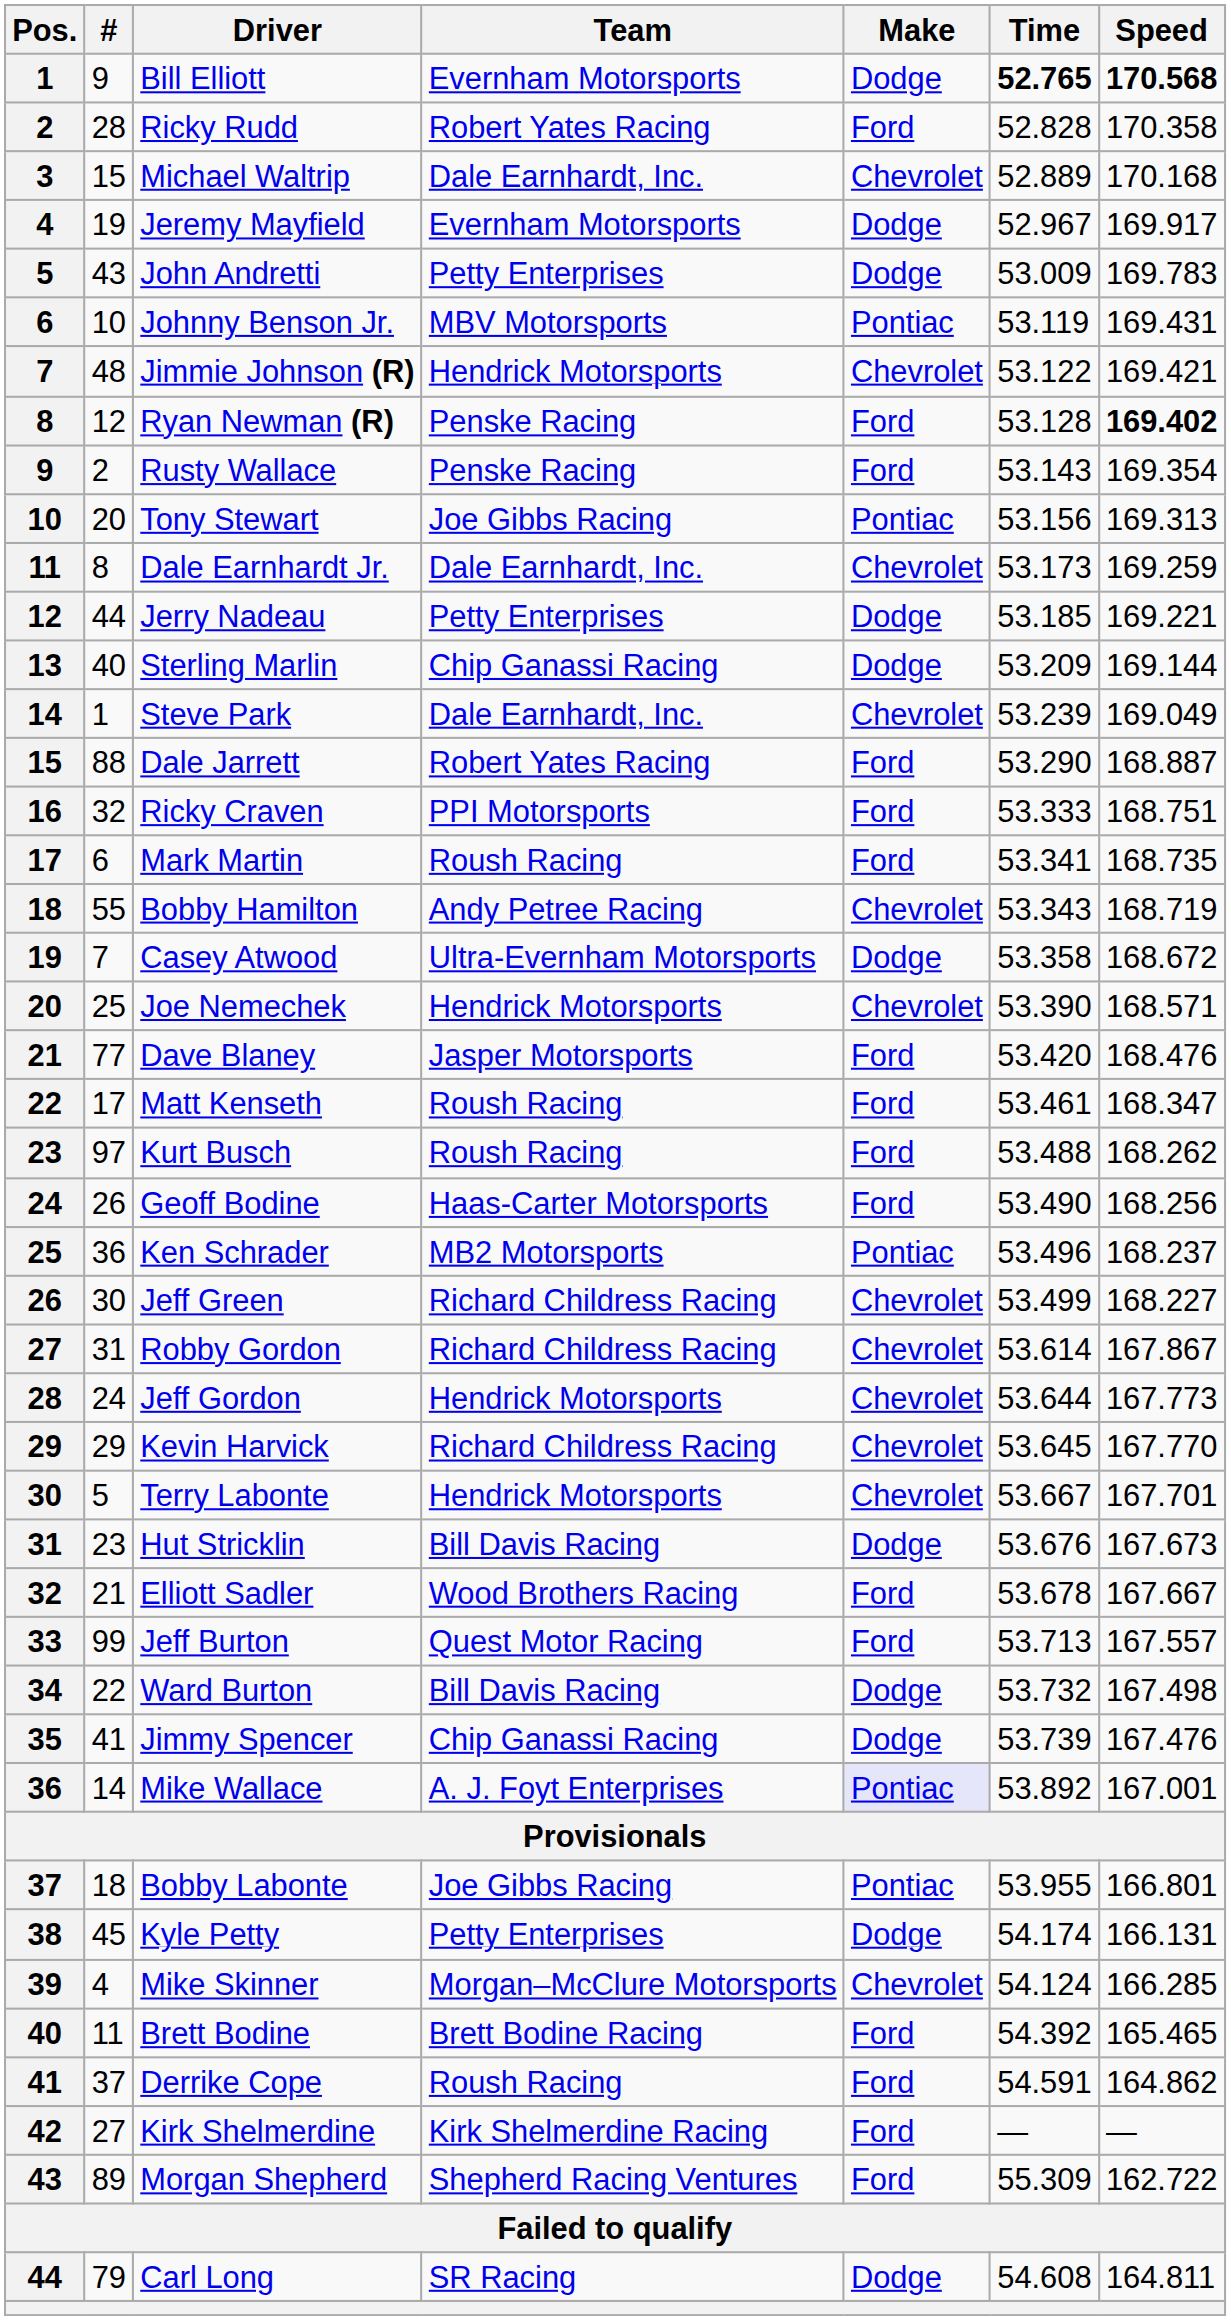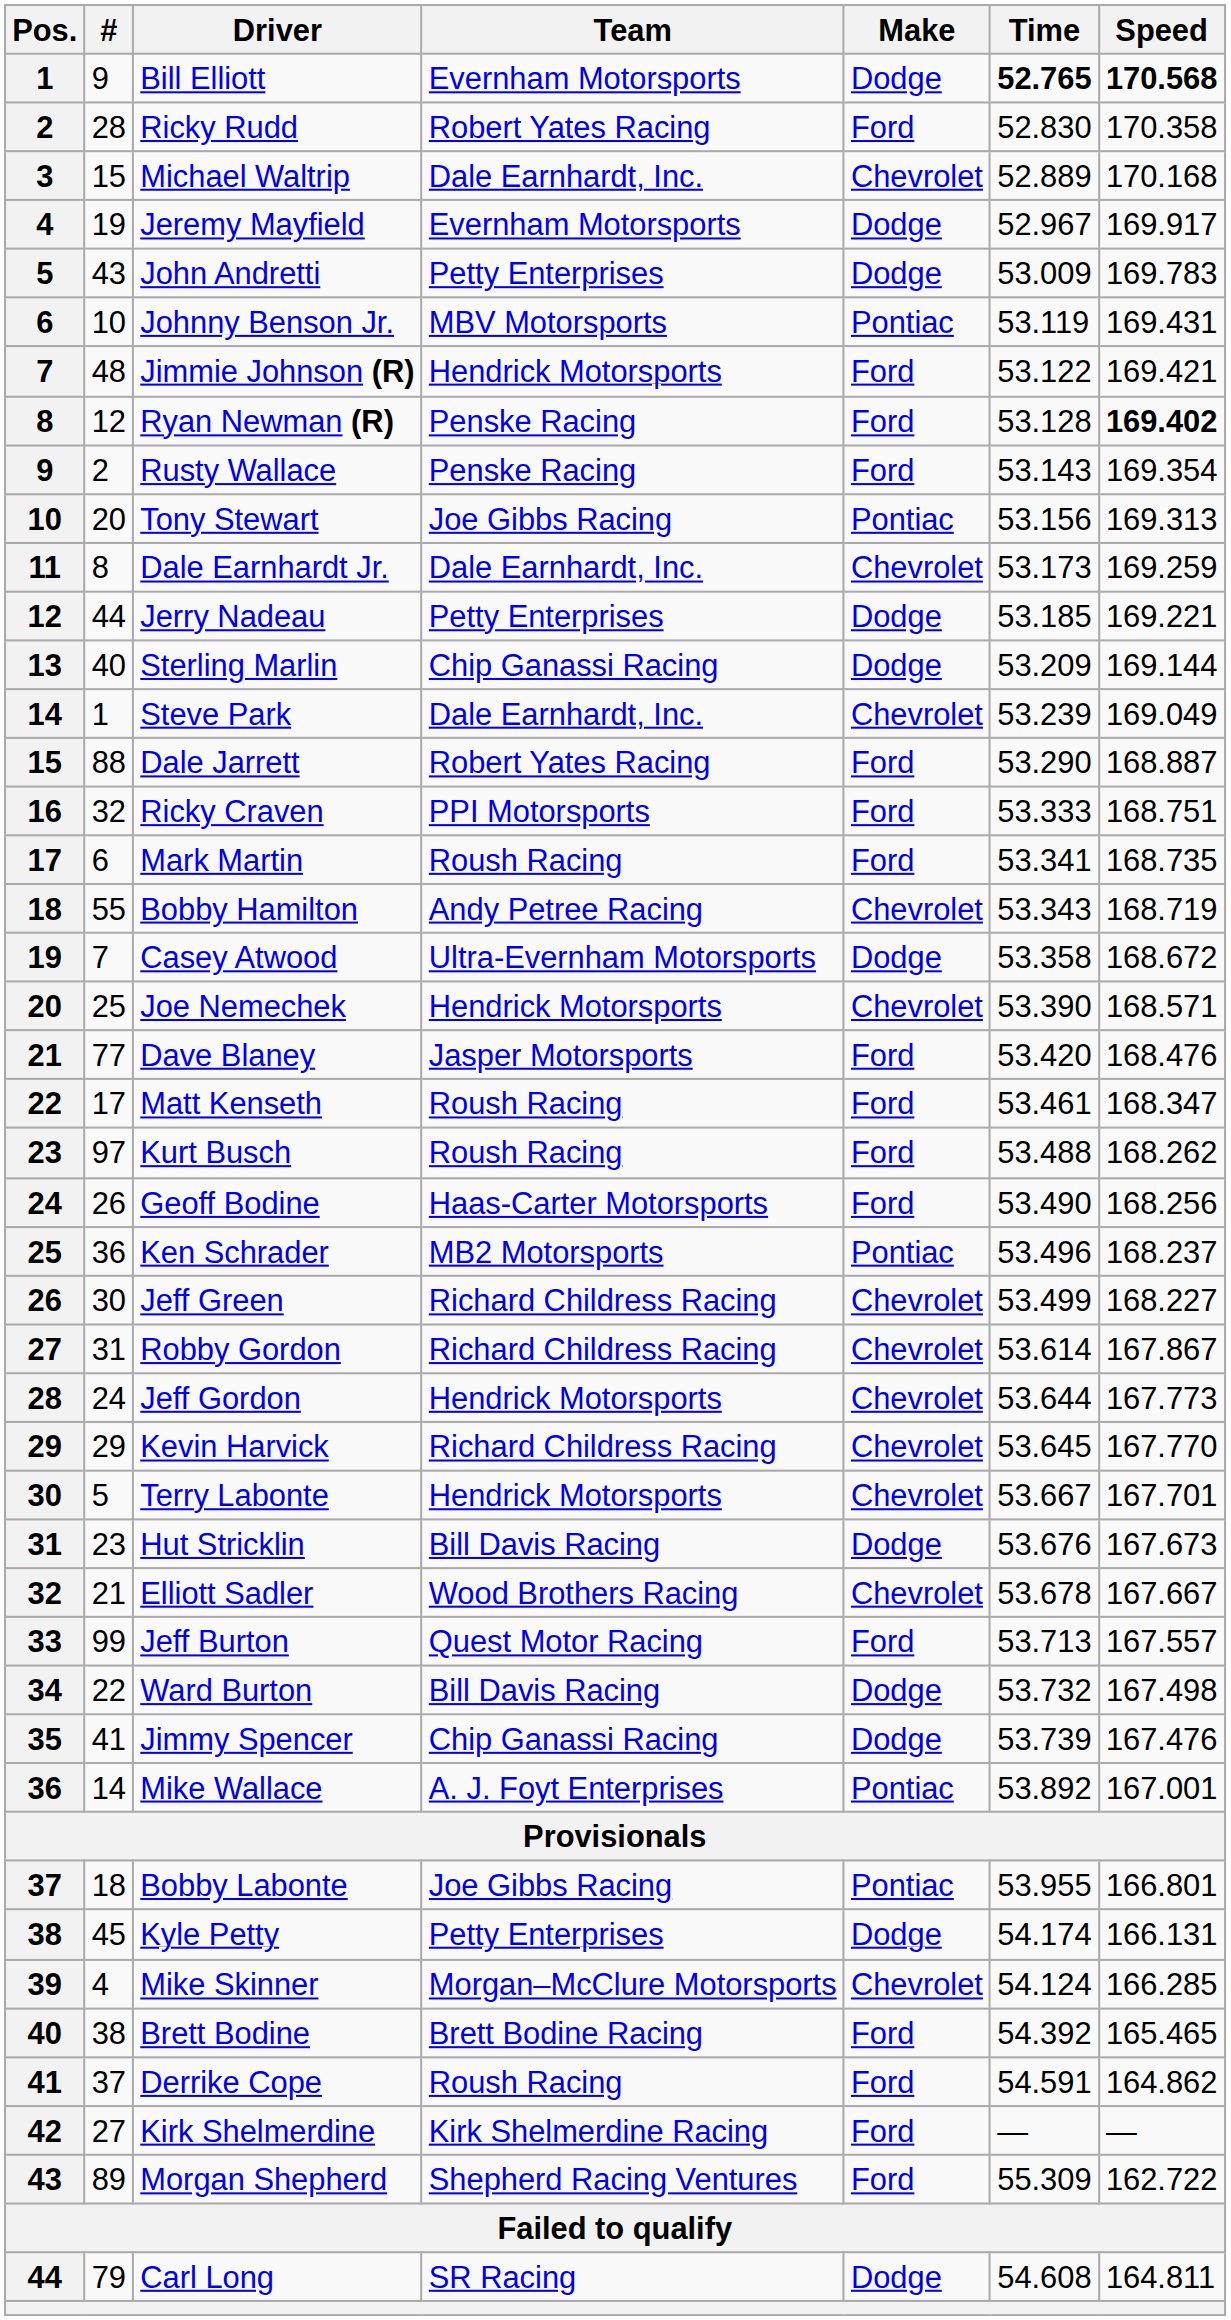(1044, 127) 52.828 -> (1044, 127) 52.830
(917, 372) Chevrolet -> (883, 372) Ford
(883, 1593) Ford -> (917, 1593) Chevrolet
(902, 1788) lavender background -> (902, 1788) no background
(108, 2032) 11 -> (109, 2032) 38
